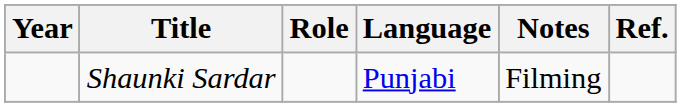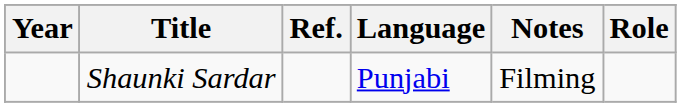columns swapped: (319, 28) <-> (642, 28)
